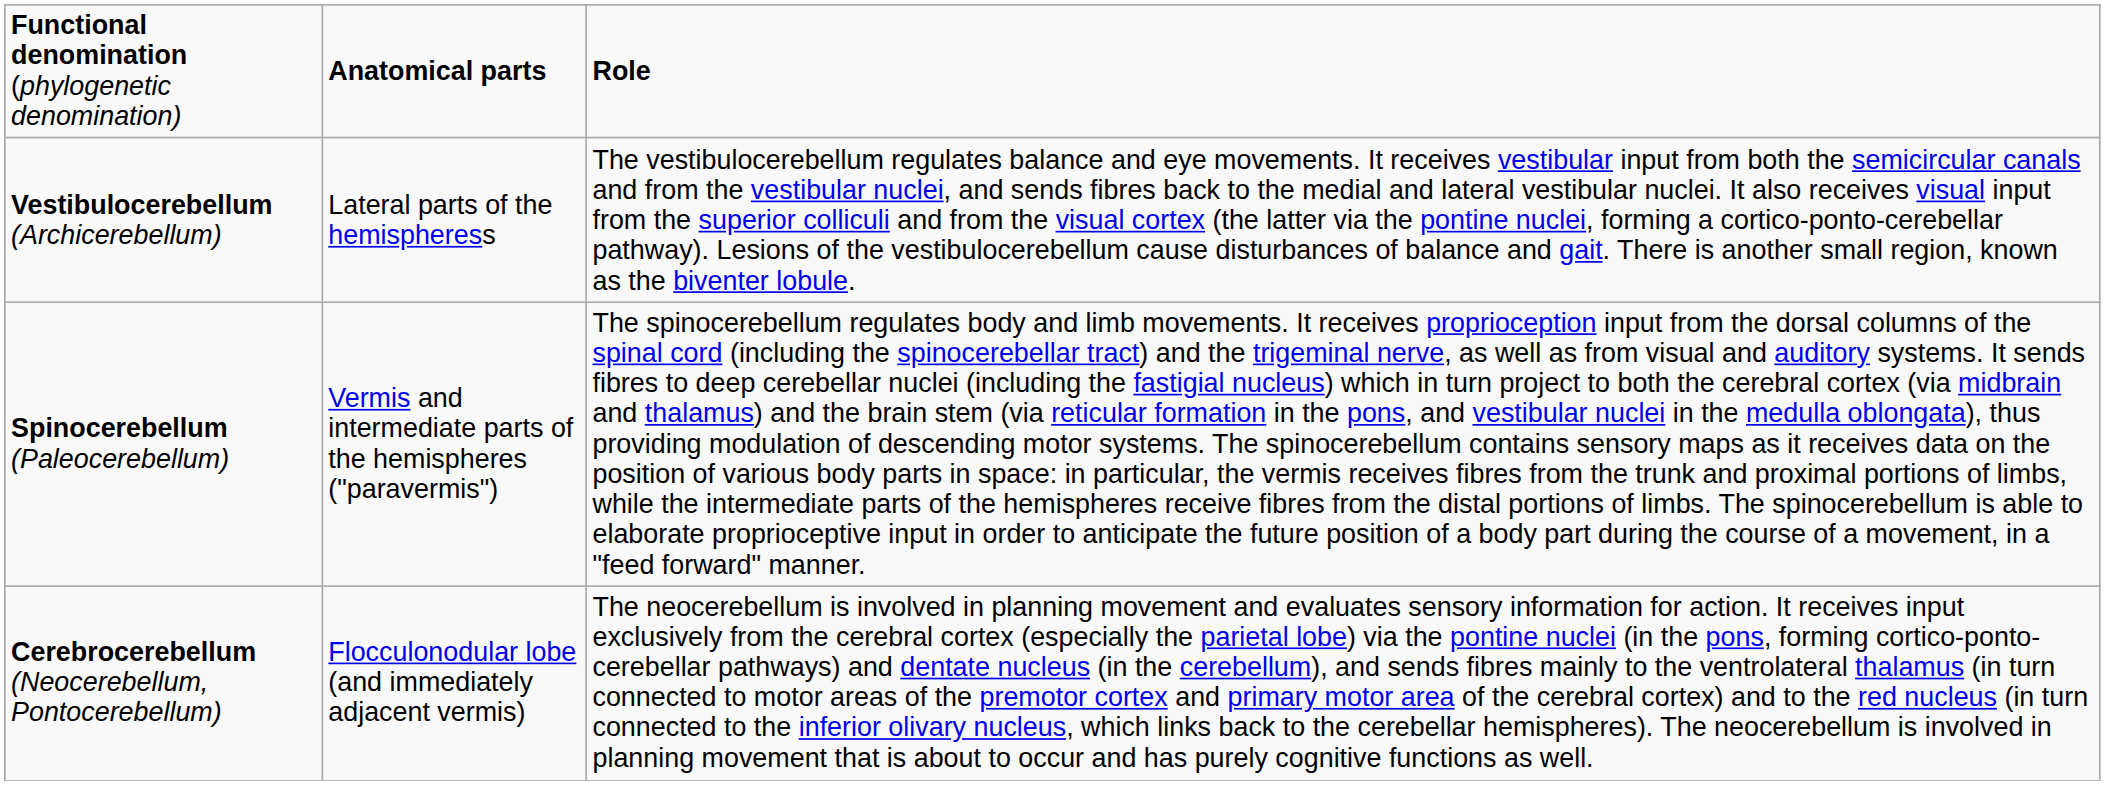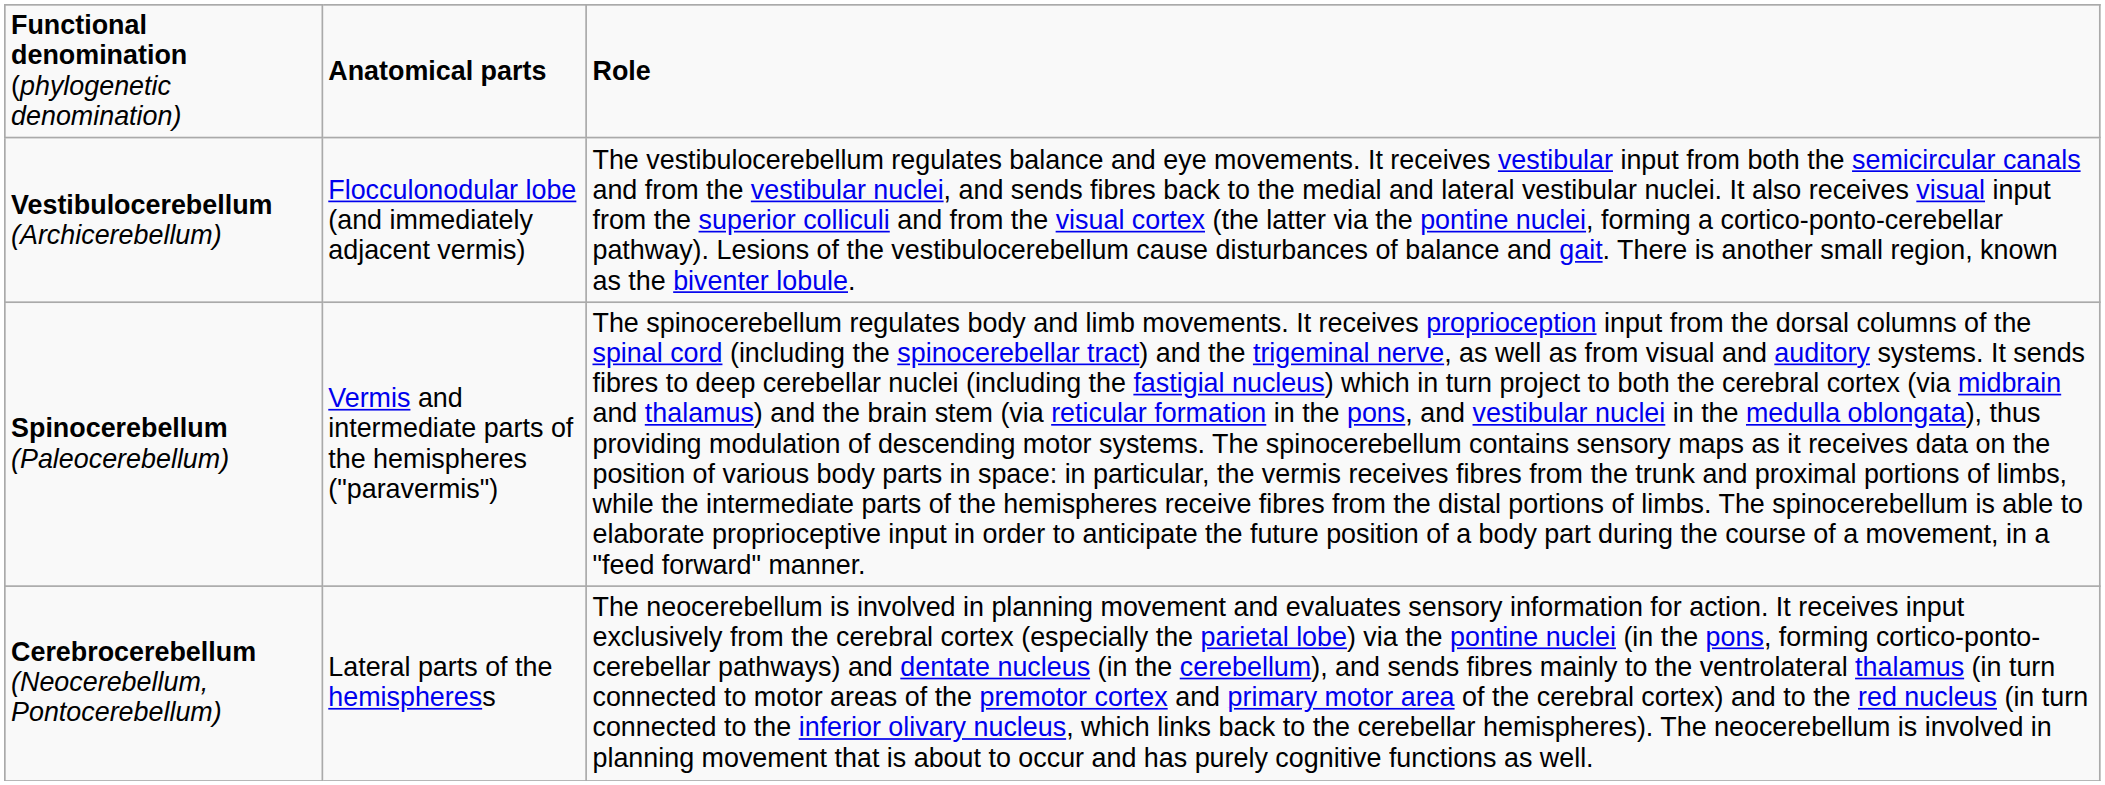(440, 219) Lateral parts of the hemispheress -> (452, 219) Flocculonodular lobe (and immediately adjacent vermis)
(452, 682) Flocculonodular lobe (and immediately adjacent vermis) -> (440, 682) Lateral parts of the hemispheress
